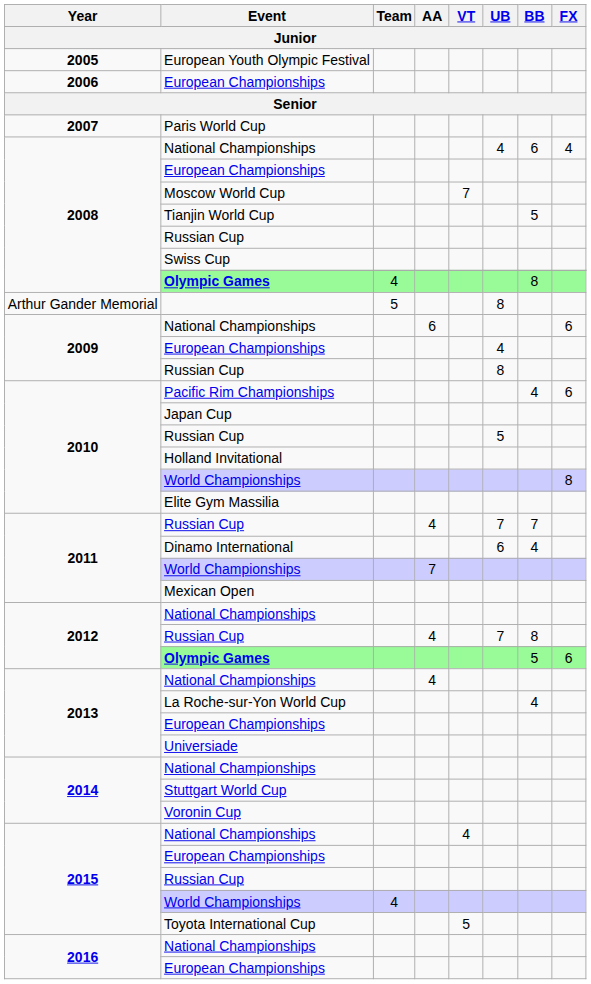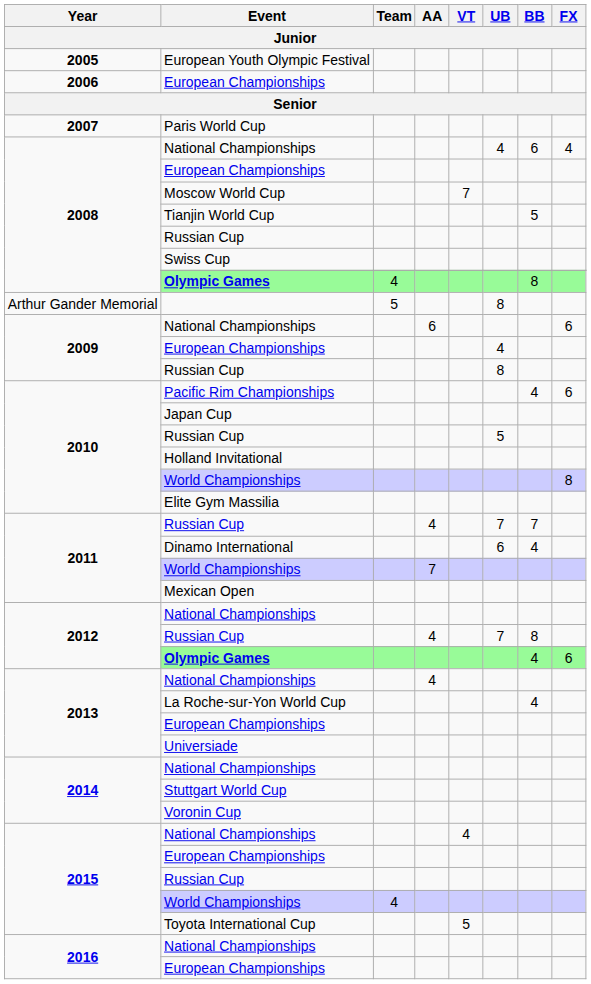(534, 658) 5 -> (534, 658) 4
